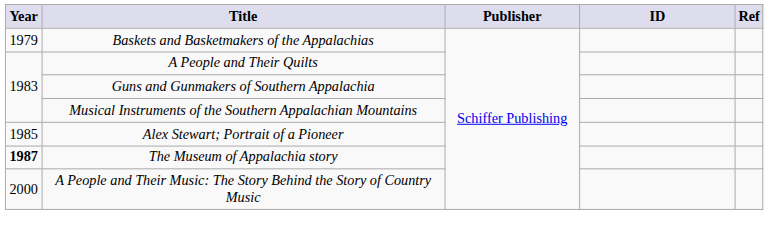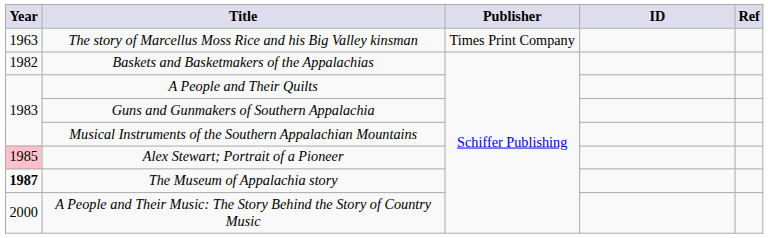+ row: (243, 39)
(24, 39) 1979 -> (24, 63) 1982
(24, 133) no background -> (24, 157) pink background
